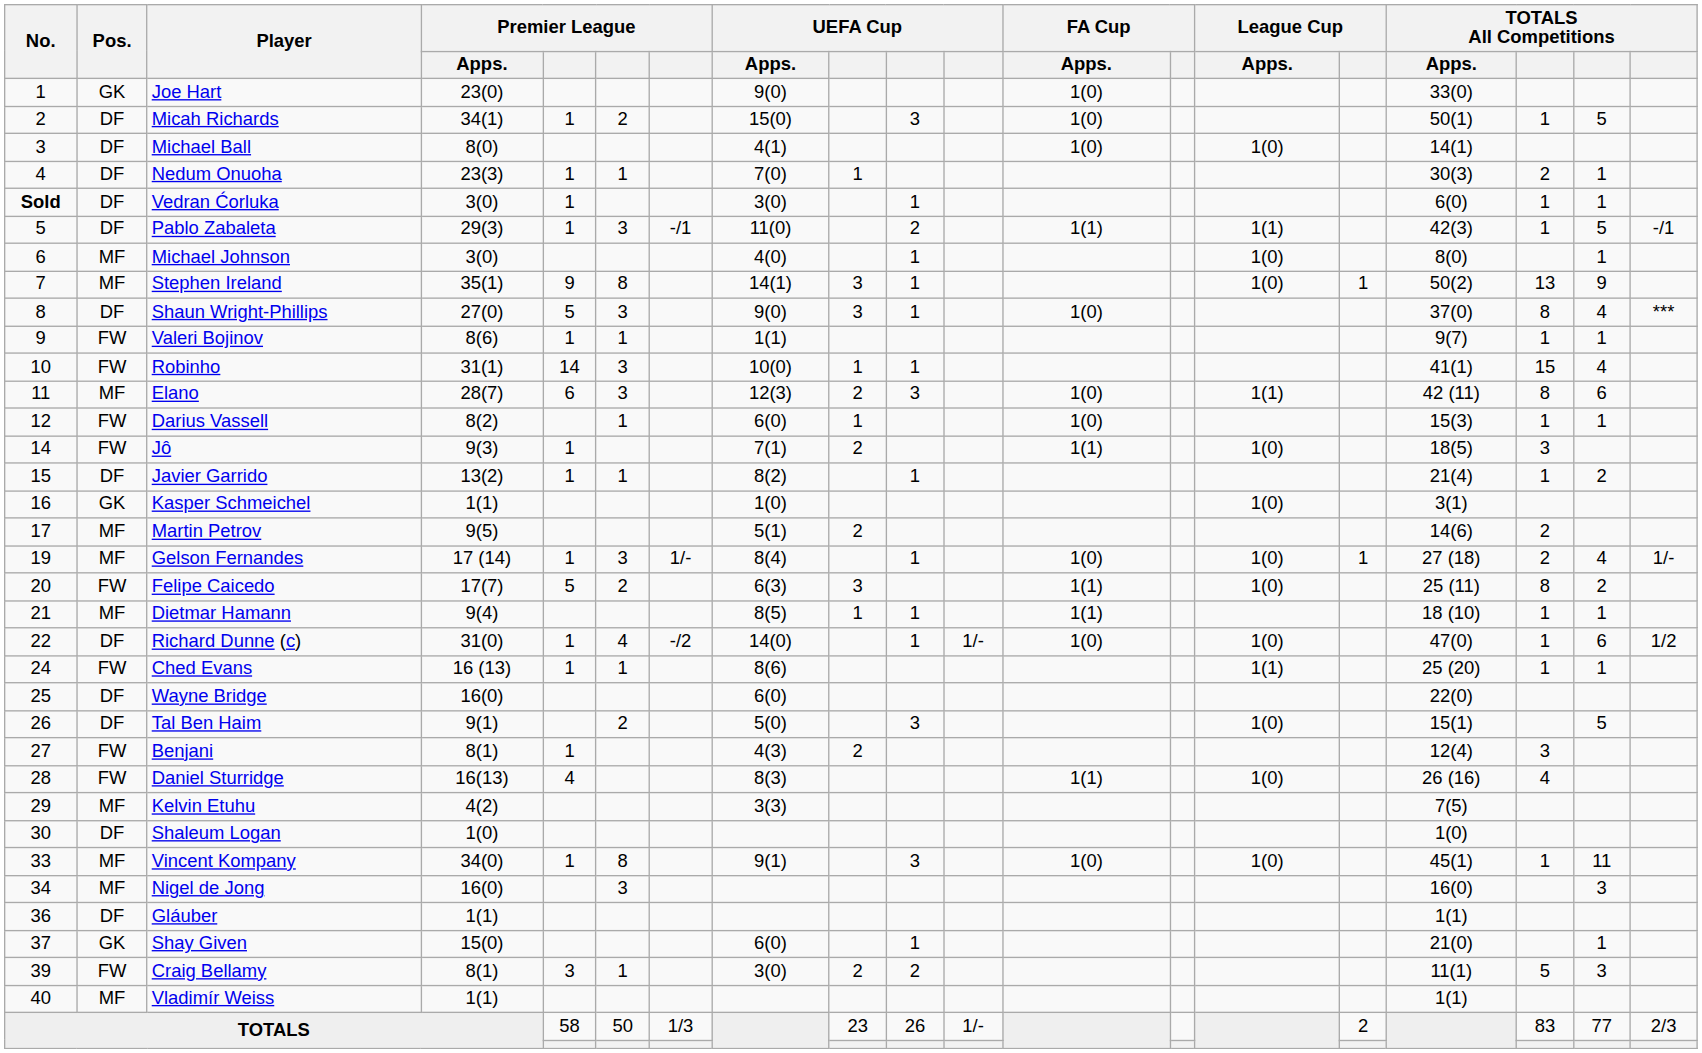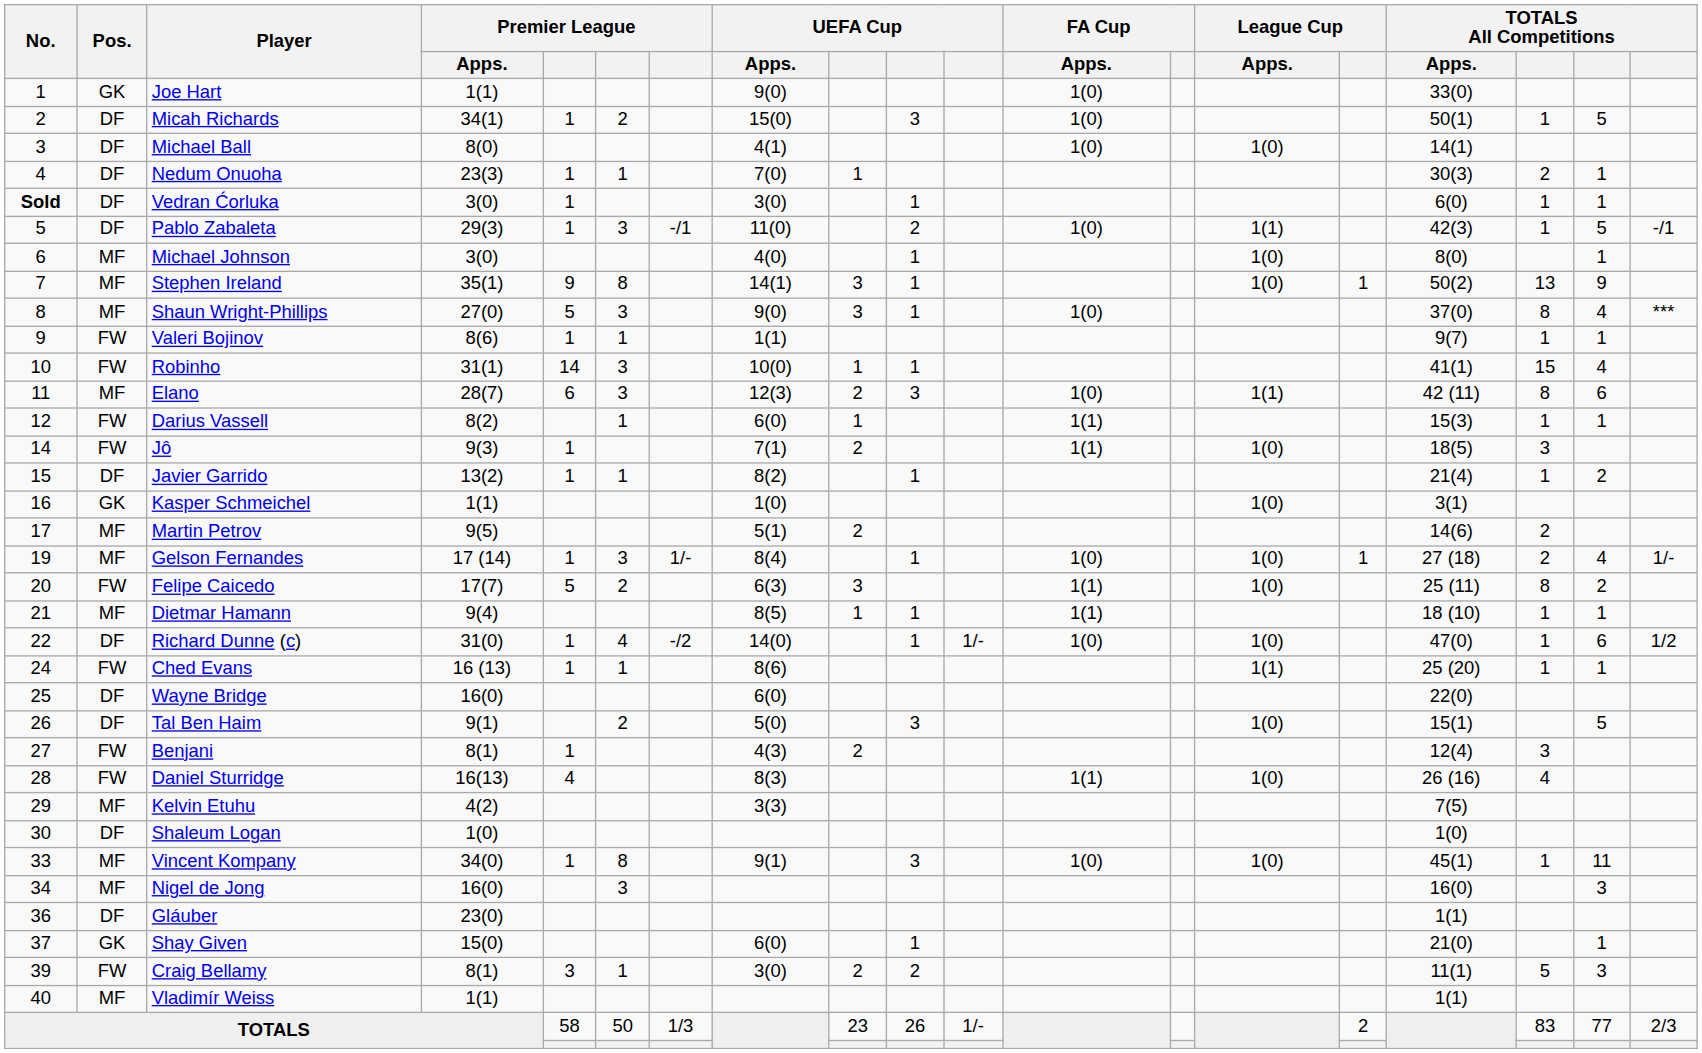(482, 91) 23(0) -> (482, 91) 1(1)
(1086, 229) 1(1) -> (1086, 229) 1(0)
(112, 311) DF -> (112, 311) MF
(1086, 421) 1(0) -> (1086, 421) 1(1)
(482, 915) 1(1) -> (482, 915) 23(0)
